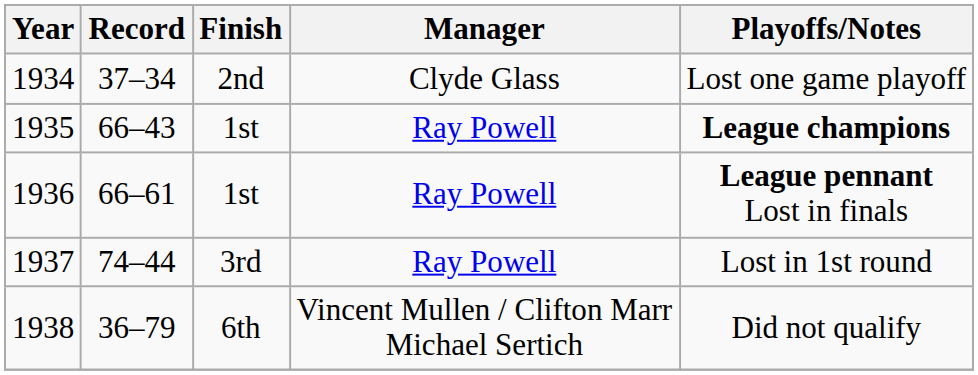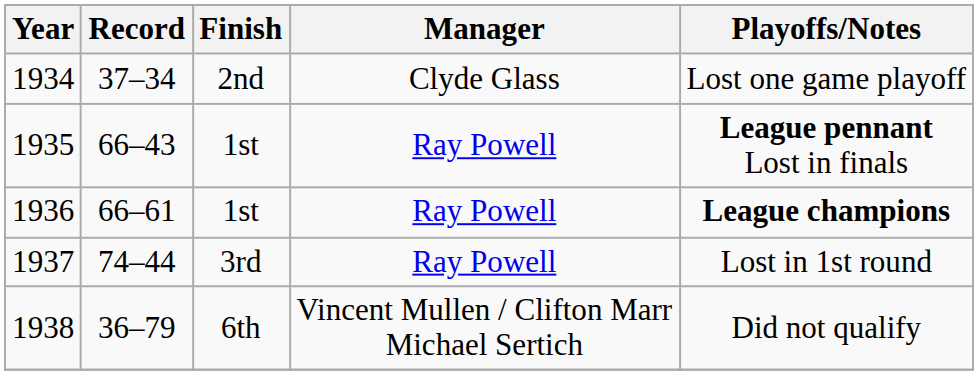(826, 127) League champions -> (826, 145) League pennant Lost in finals
(826, 194) League pennant Lost in finals -> (826, 211) League champions
